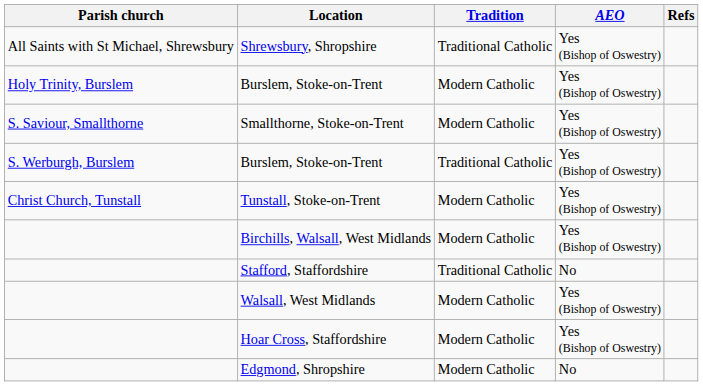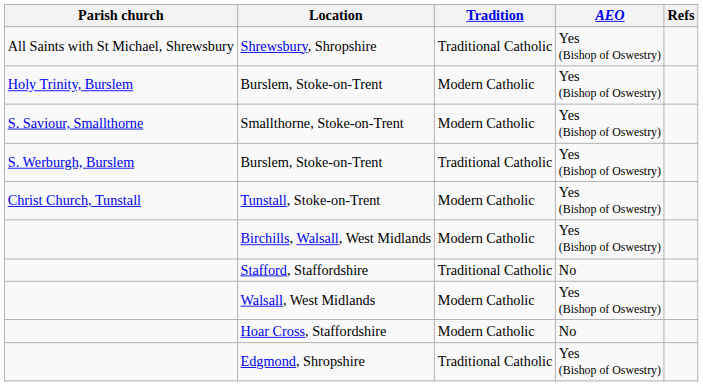(610, 339) Yes (Bishop of Oswestry) -> (568, 331) No
(486, 369) Modern Catholic -> (495, 361) Traditional Catholic
(568, 369) No -> (610, 361) Yes (Bishop of Oswestry)
